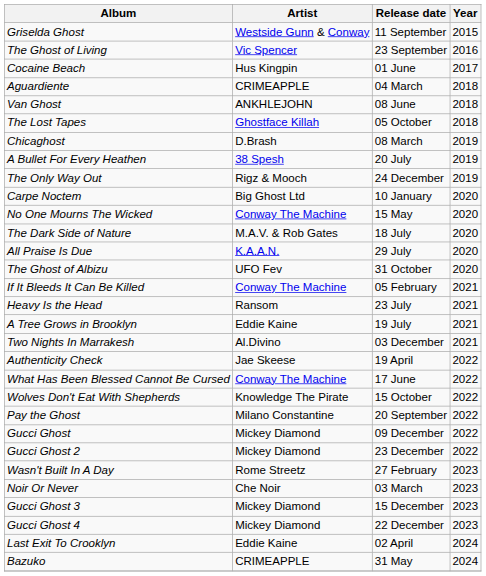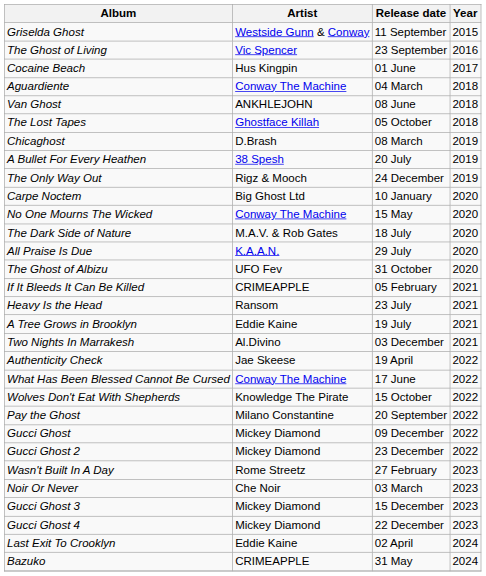(272, 86) CRIMEAPPLE -> (291, 86) Conway The Machine
(291, 287) Conway The Machine -> (272, 287) CRIMEAPPLE
